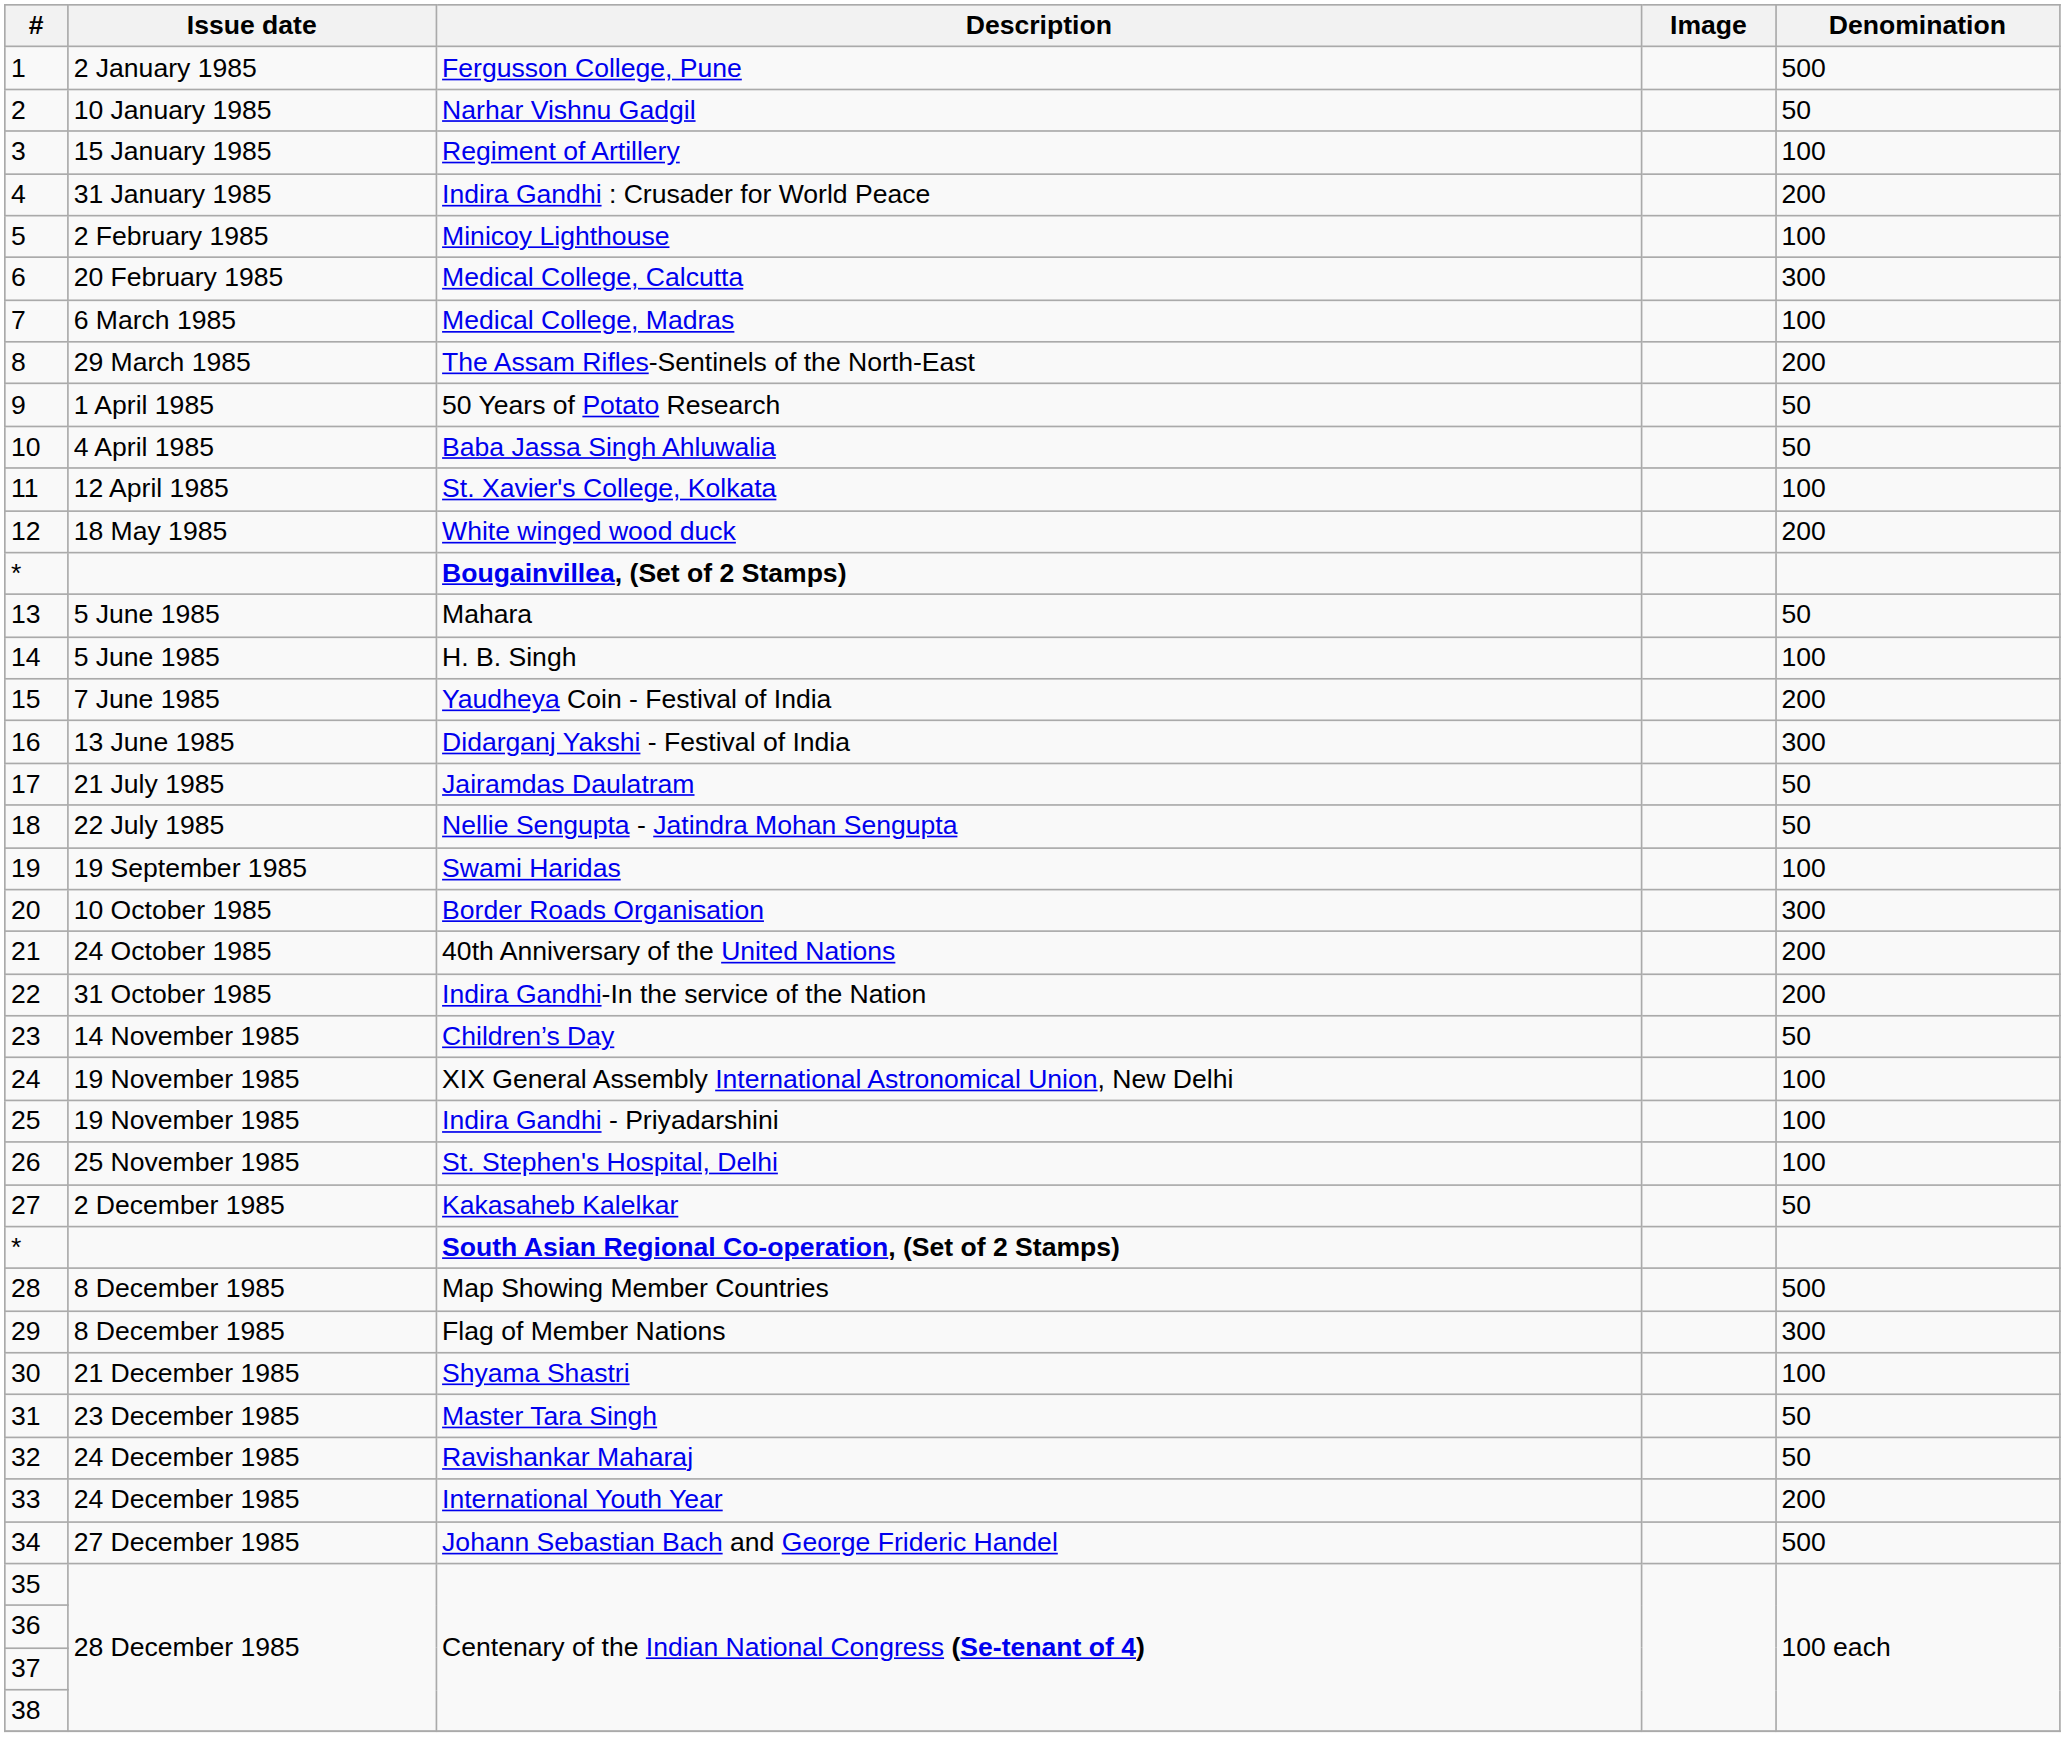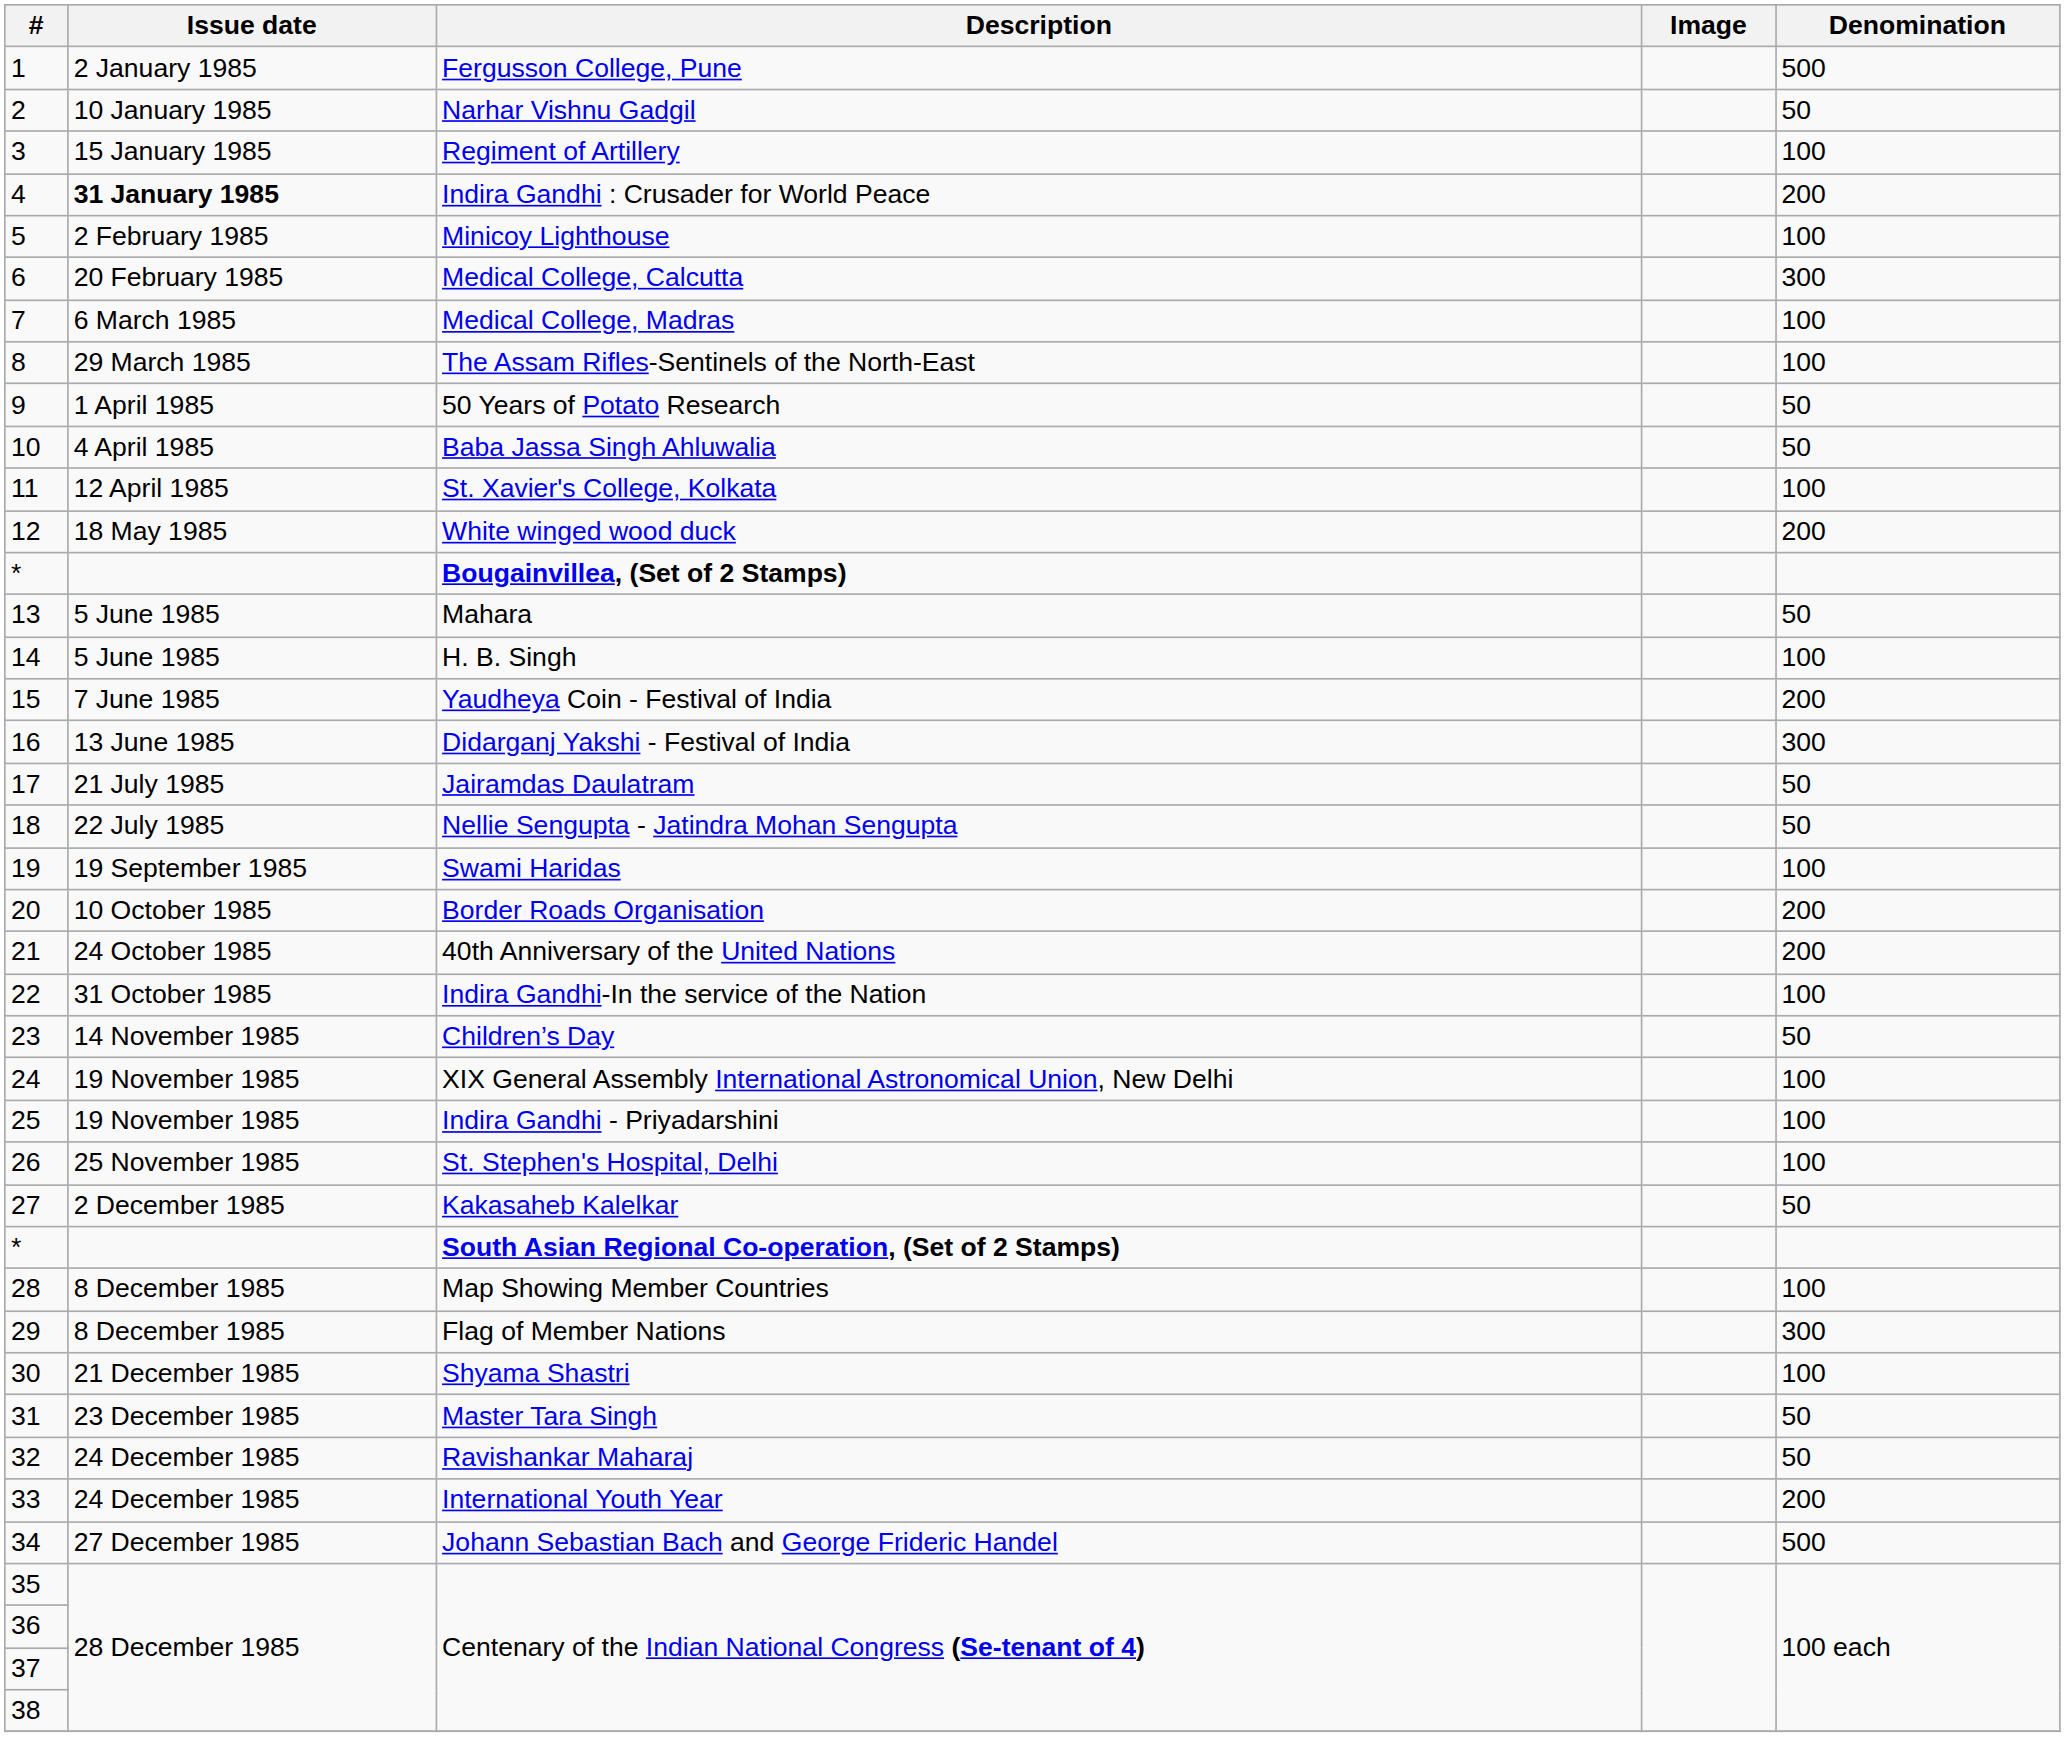(173, 194) normal -> (176, 194) bold
(1804, 362) 200 -> (1804, 362) 100
(1804, 910) 300 -> (1804, 910) 200
(1804, 994) 200 -> (1804, 994) 100
(1804, 1289) 500 -> (1804, 1289) 100
